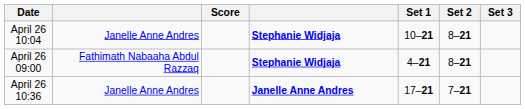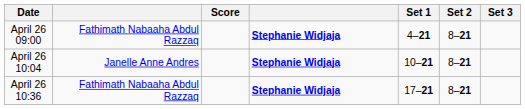rows swapped: (28, 63) <-> (28, 35)
(152, 91) Janelle Anne Andres -> (139, 91) Fathimath Nabaaha Abdul Razzaq
(303, 91) Janelle Anne Andres -> (296, 91) Stephanie Widjaja
(459, 91) 7–21 -> (459, 91) 8–21
